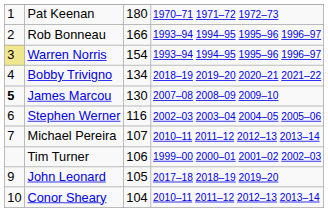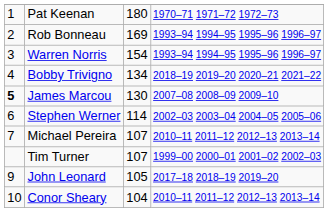(137, 34) 166 -> (137, 34) 169
(11, 55) khaki background -> (11, 55) no background
(137, 116) 116 -> (137, 116) 114
(137, 156) 106 -> (137, 156) 107
